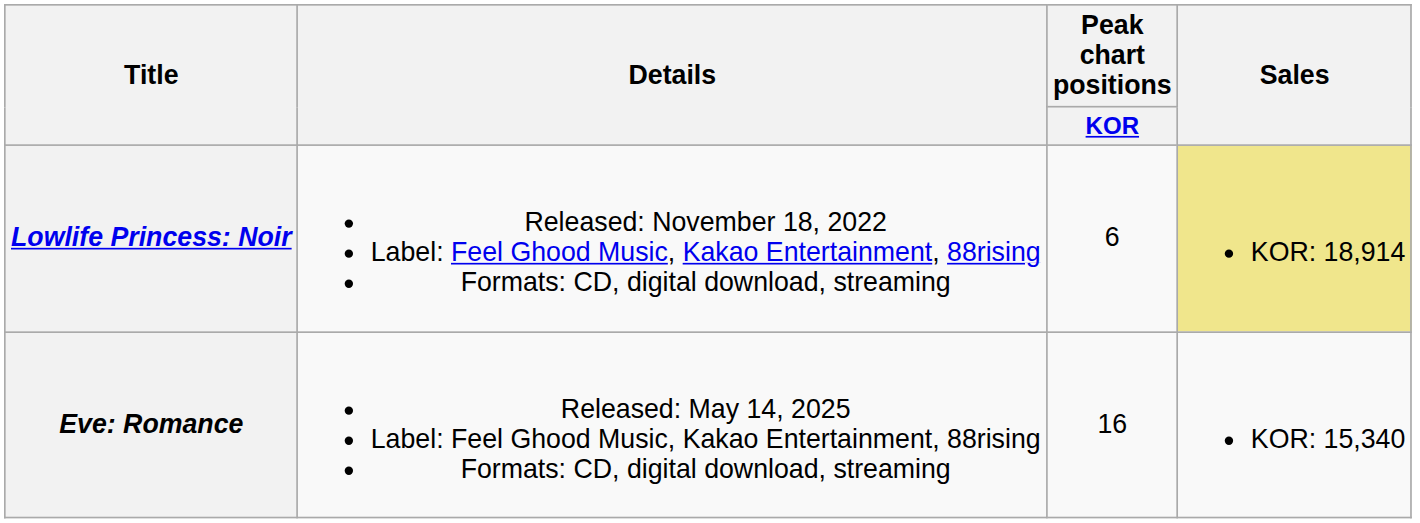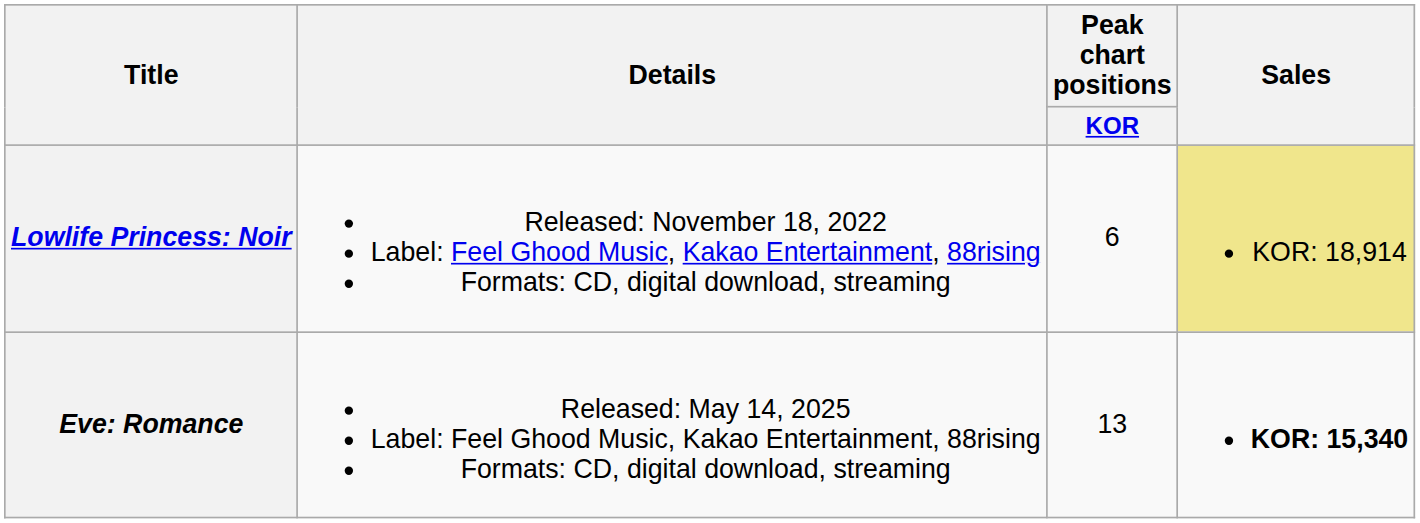(1112, 423) 16 -> (1112, 423) 13
(1295, 439) normal -> (1296, 439) bold
